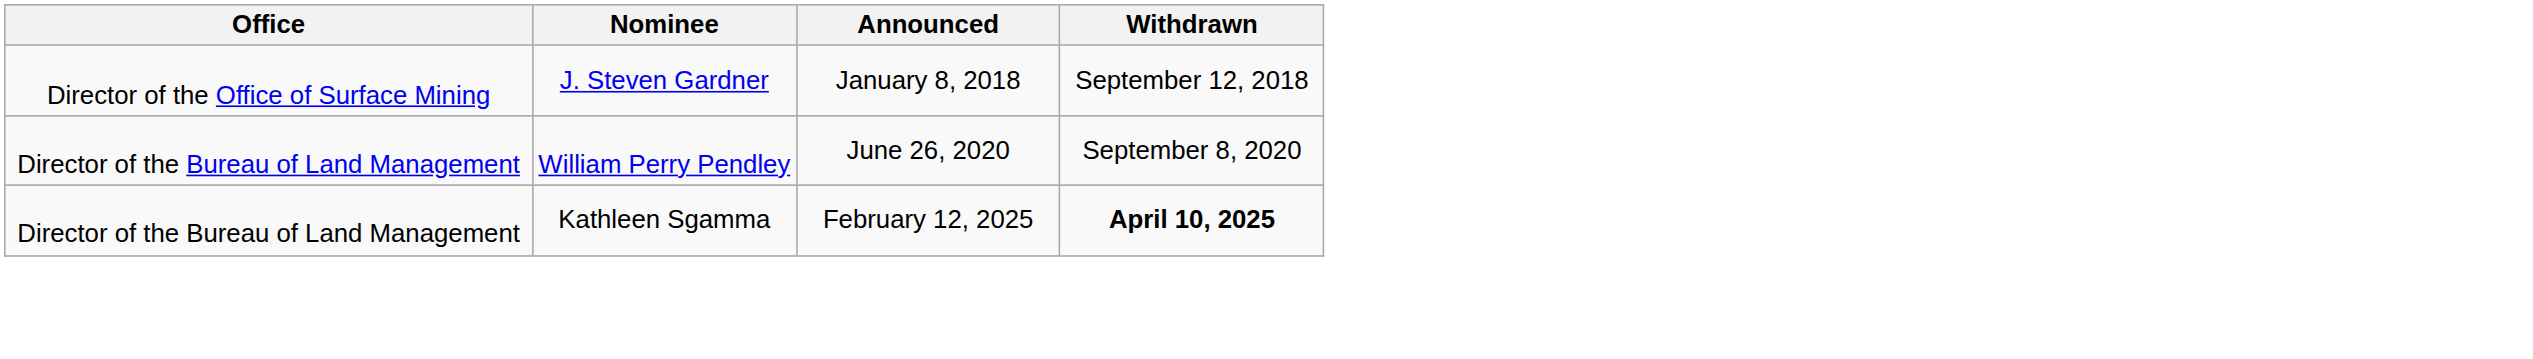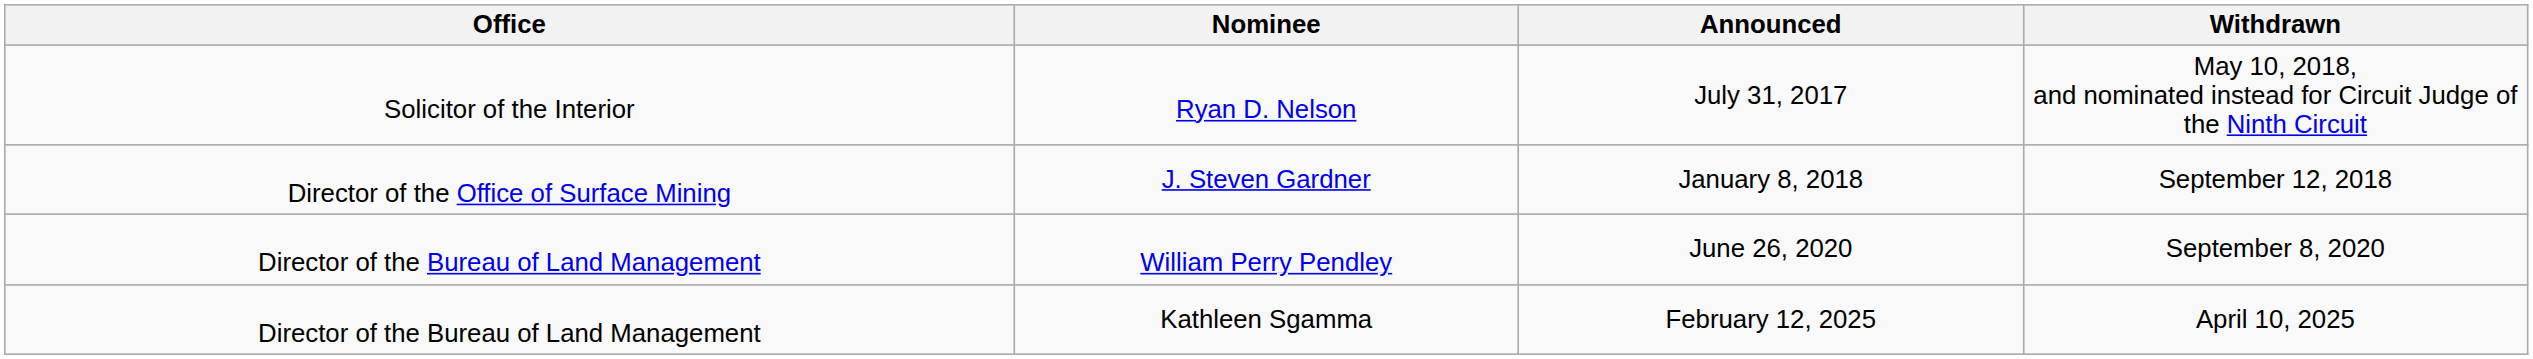+ row: (1266, 109)
(1192, 219) bold -> (2275, 318) normal
